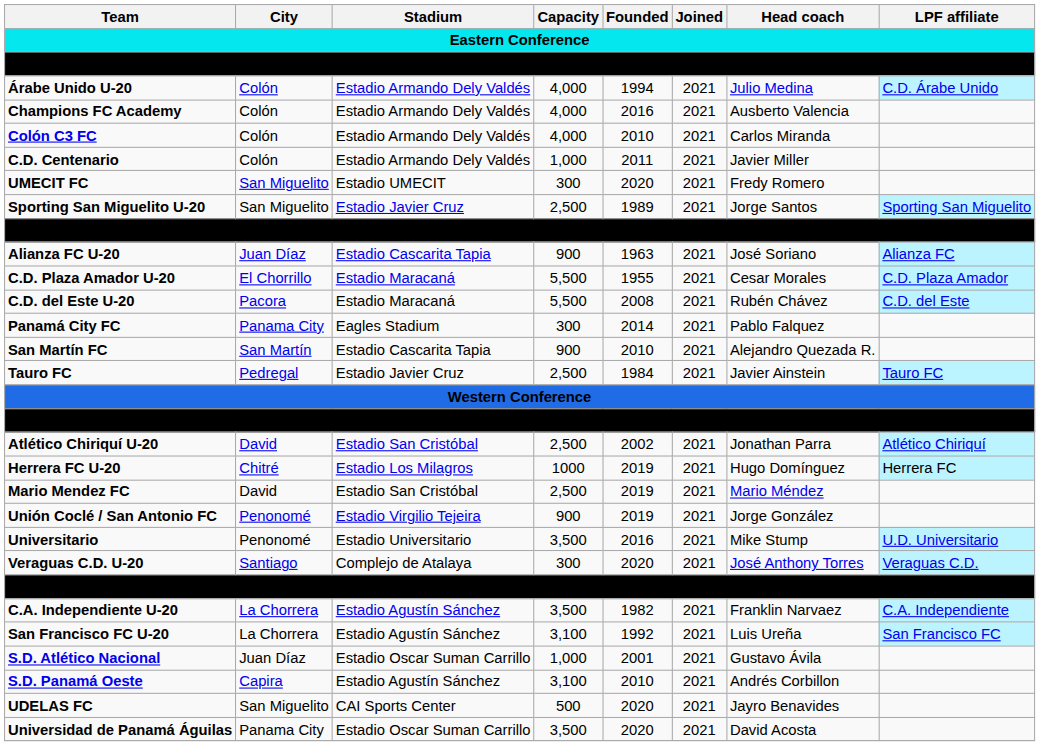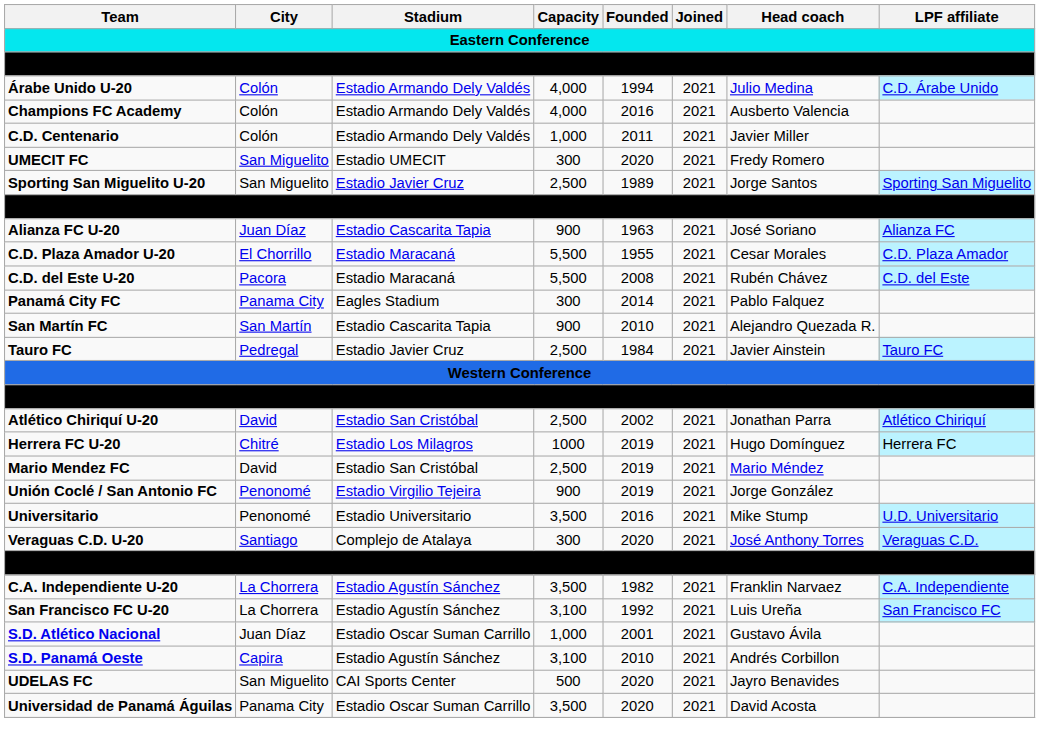- row: (52, 135)
